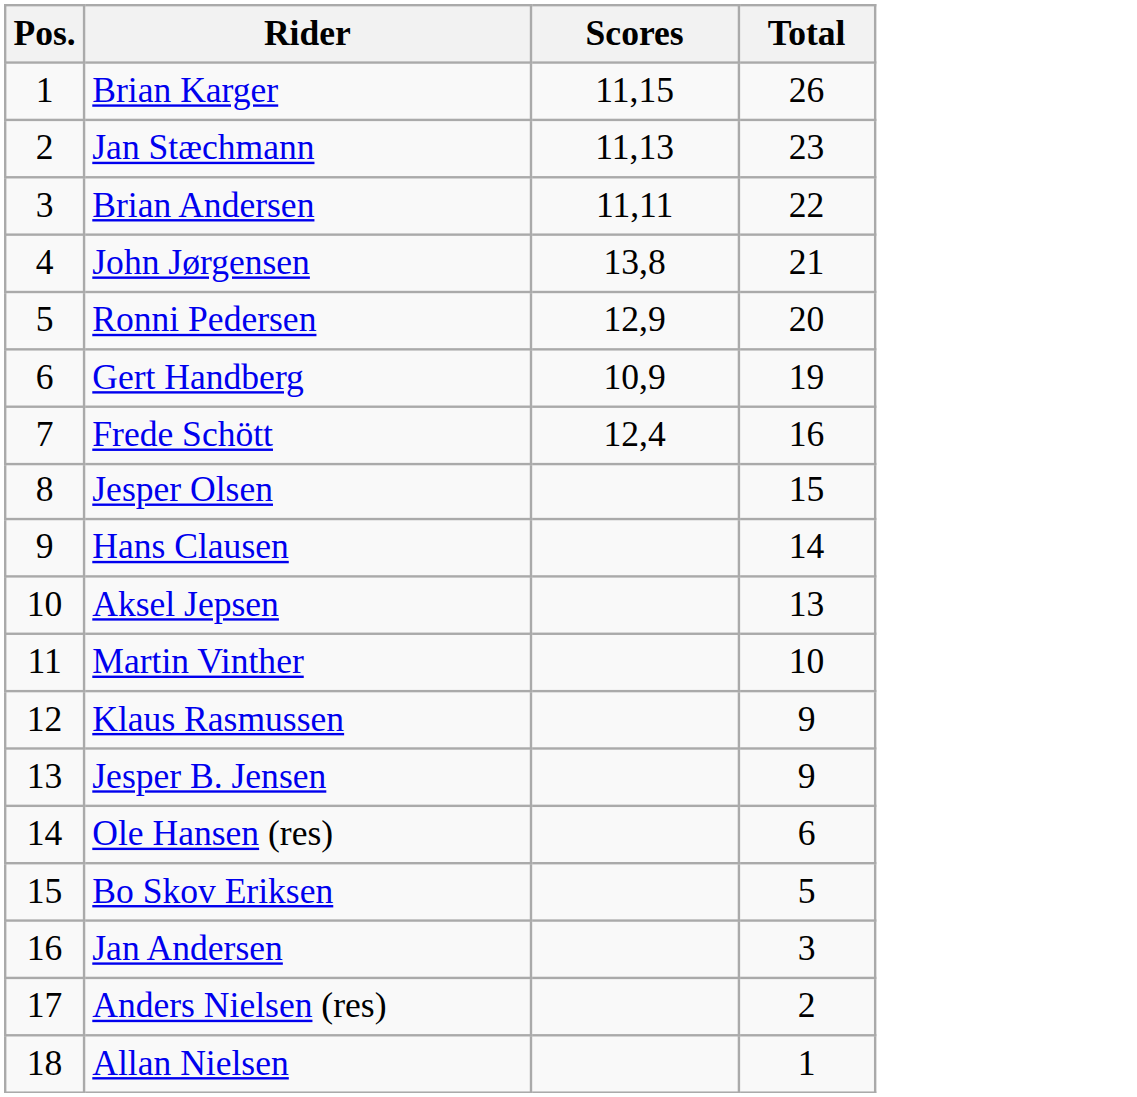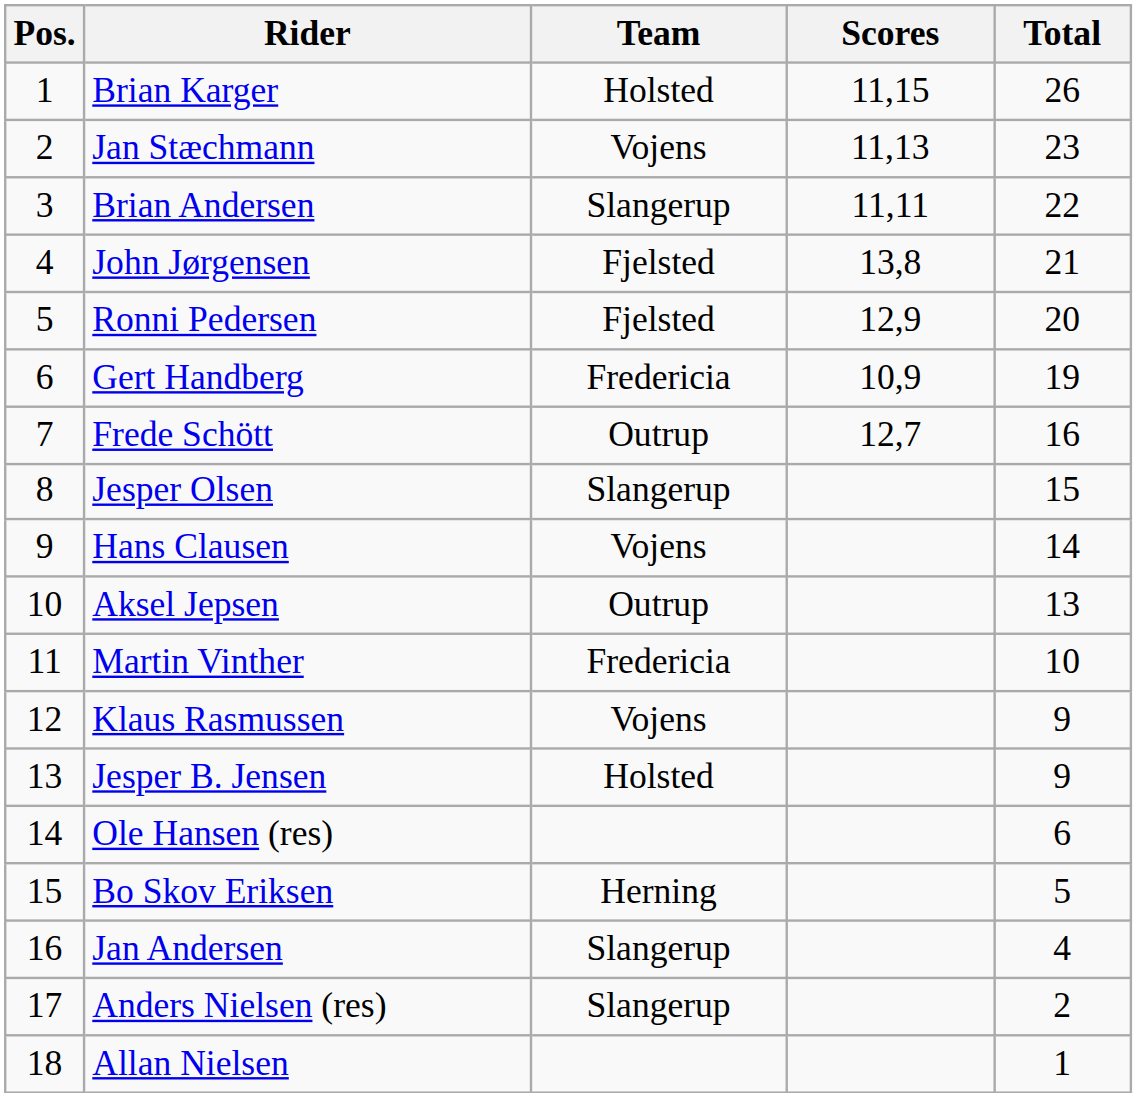+ column: (659, 32)
(635, 433) 12,4 -> (890, 433) 12,7
(807, 948) 3 -> (1062, 948) 4
